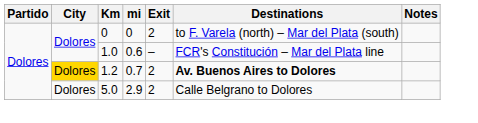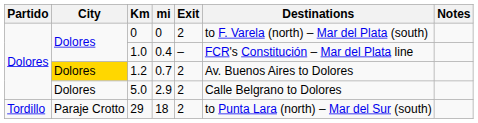(134, 52) 0.6 -> (163, 52) 0.4
(256, 71) bold -> (279, 71) normal
+ row: (137, 109)
